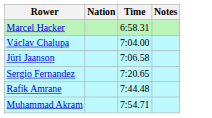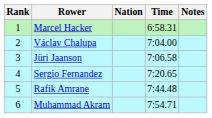+ column: (18, 12)
